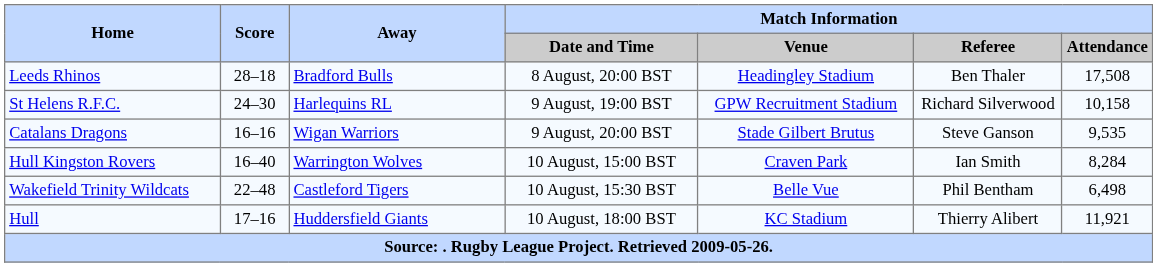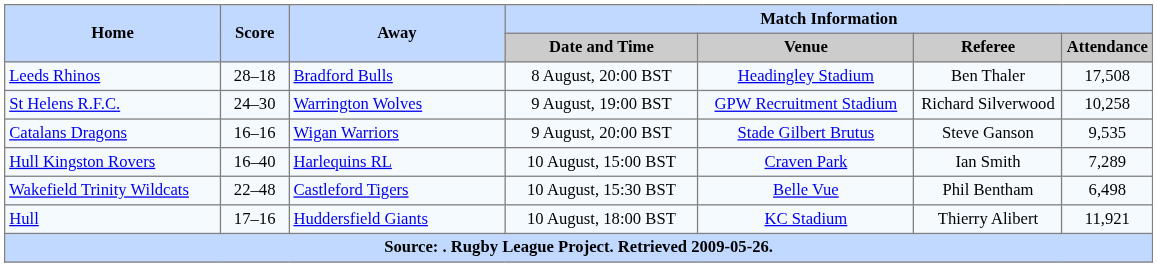(343, 104) Harlequins RL -> (358, 104) Warrington Wolves
(1107, 104) 10,158 -> (1107, 104) 10,258
(358, 161) Warrington Wolves -> (343, 161) Harlequins RL
(1107, 161) 8,284 -> (1107, 161) 7,289
